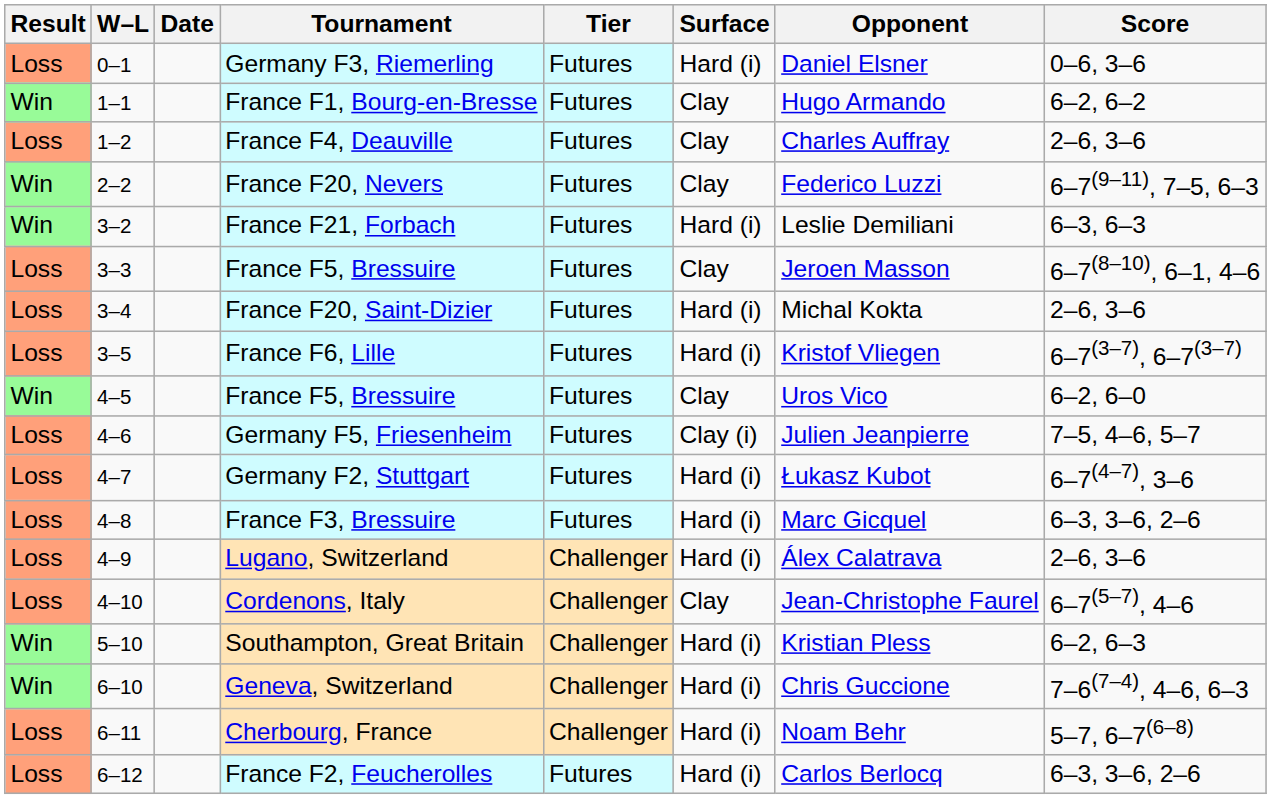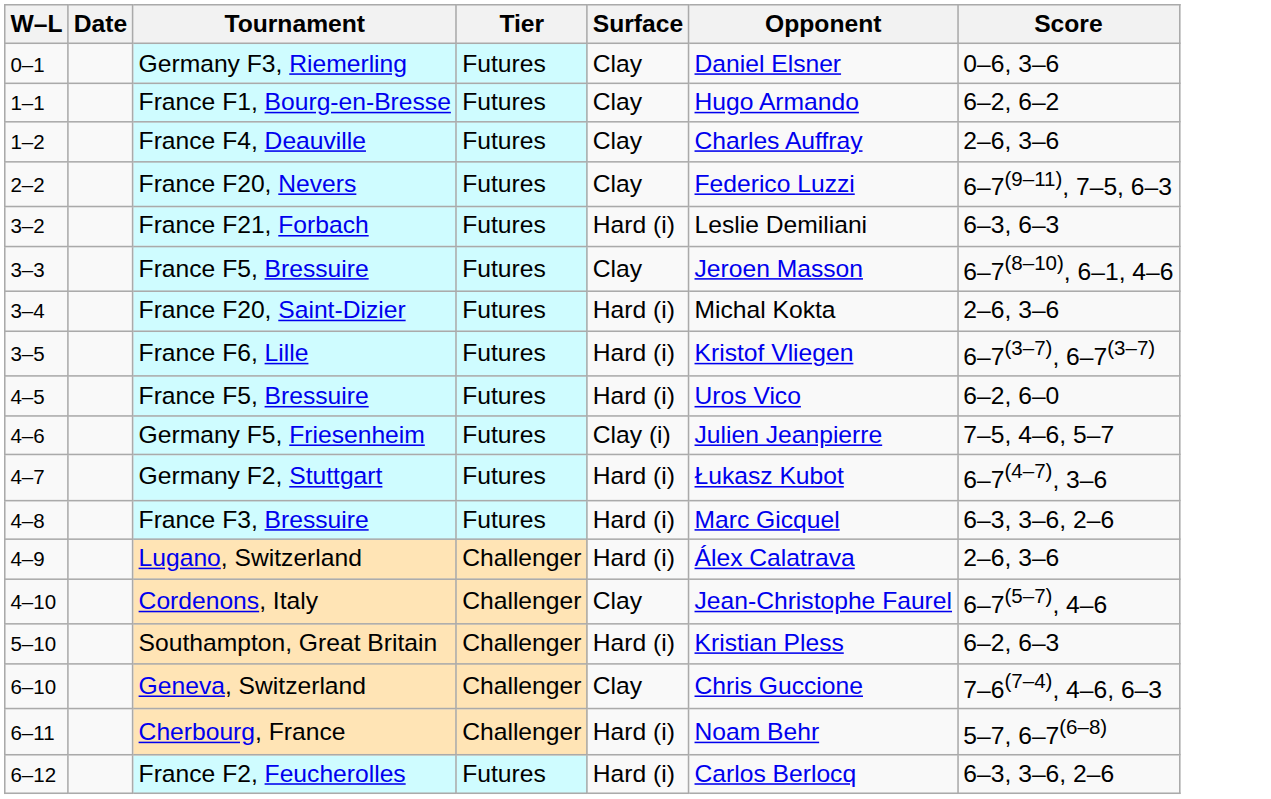- column: (48, 24)
(721, 63) Hard (i) -> (617, 63) Clay
(704, 395) Clay -> (634, 395) Hard (i)
(721, 685) Hard (i) -> (617, 685) Clay
